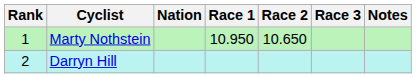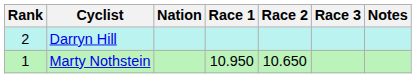rows swapped: (100, 38) <-> (83, 61)
